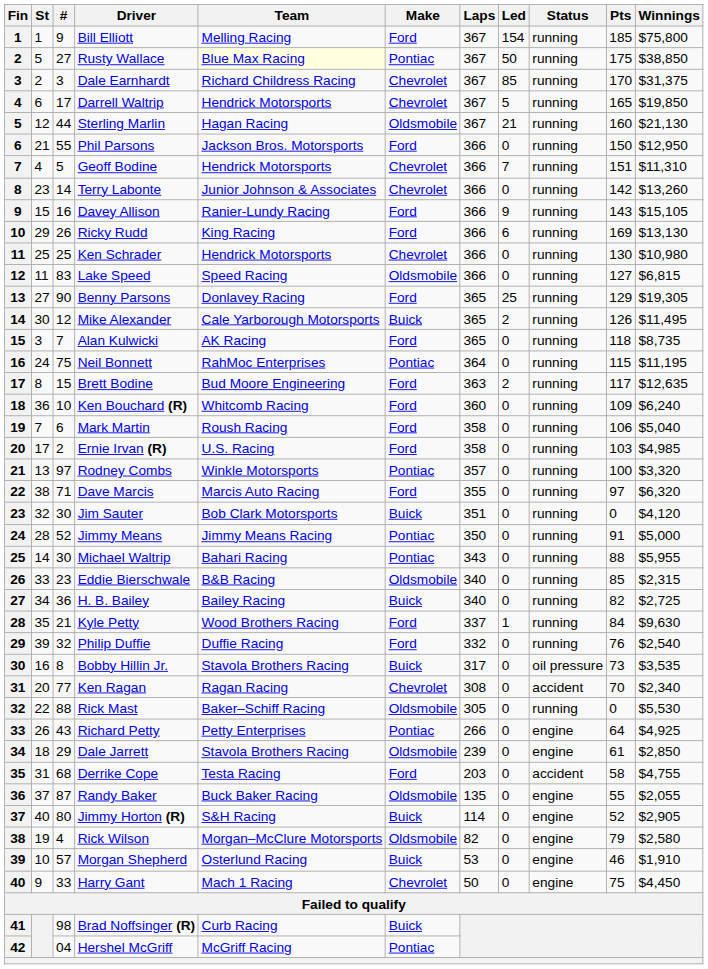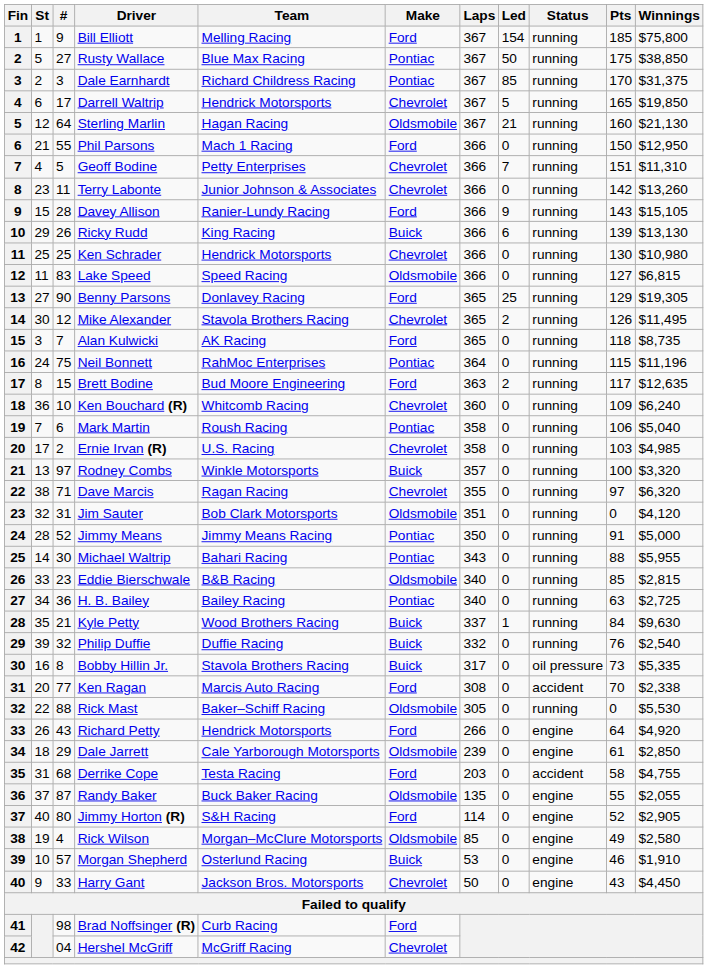(253, 59) lightyellow background -> (253, 59) no background
(418, 80) Chevrolet -> (411, 80) Pontiac
(64, 124) 44 -> (64, 124) 64
(282, 145) Jackson Bros. Motorsports -> (247, 145) Mach 1 Racing
(266, 167) Hendrick Motorsports -> (254, 167) Petty Enterprises
(64, 189) 14 -> (63, 189) 11
(64, 210) 16 -> (64, 210) 28
(403, 232) Ford -> (405, 232) Buick
(621, 232) 169 -> (621, 232) 139
(291, 319) Cale Yarborough Motorsports -> (275, 319) Stavola Brothers Racing
(405, 319) Buick -> (418, 319) Chevrolet
(663, 362) $11,195 -> (663, 362) $11,196
(403, 405) Ford -> (418, 405) Chevrolet
(403, 427) Ford -> (411, 427) Pontiac
(403, 449) Ford -> (418, 449) Chevrolet
(411, 470) Pontiac -> (405, 470) Buick
(260, 492) Marcis Auto Racing -> (245, 492) Ragan Racing
(403, 492) Ford -> (418, 492) Chevrolet
(64, 514) 30 -> (64, 514) 31
(405, 514) Buick -> (423, 514) Oldsmobile
(659, 579) $2,315 -> (659, 579) $2,815
(405, 600) Buick -> (411, 600) Pontiac
(617, 600) 82 -> (617, 600) 63
(403, 622) Ford -> (405, 622) Buick
(403, 643) Ford -> (405, 643) Buick
(659, 665) $3,535 -> (659, 665) $5,335
(245, 687) Ragan Racing -> (260, 687) Marcis Auto Racing
(418, 687) Chevrolet -> (403, 687) Ford
(659, 687) $2,340 -> (659, 687) $2,338
(254, 730) Petty Enterprises -> (266, 730) Hendrick Motorsports
(411, 730) Pontiac -> (403, 730) Ford
(659, 730) $4,925 -> (659, 730) $4,920
(275, 752) Stavola Brothers Racing -> (291, 752) Cale Yarborough Motorsports
(405, 817) Buick -> (403, 817) Ford
(471, 838) 82 -> (471, 838) 85
(617, 838) 79 -> (617, 838) 49
(247, 882) Mach 1 Racing -> (282, 882) Jackson Bros. Motorsports
(617, 882) 75 -> (617, 882) 43
(405, 925) Buick -> (403, 925) Ford
(411, 947) Pontiac -> (418, 947) Chevrolet
